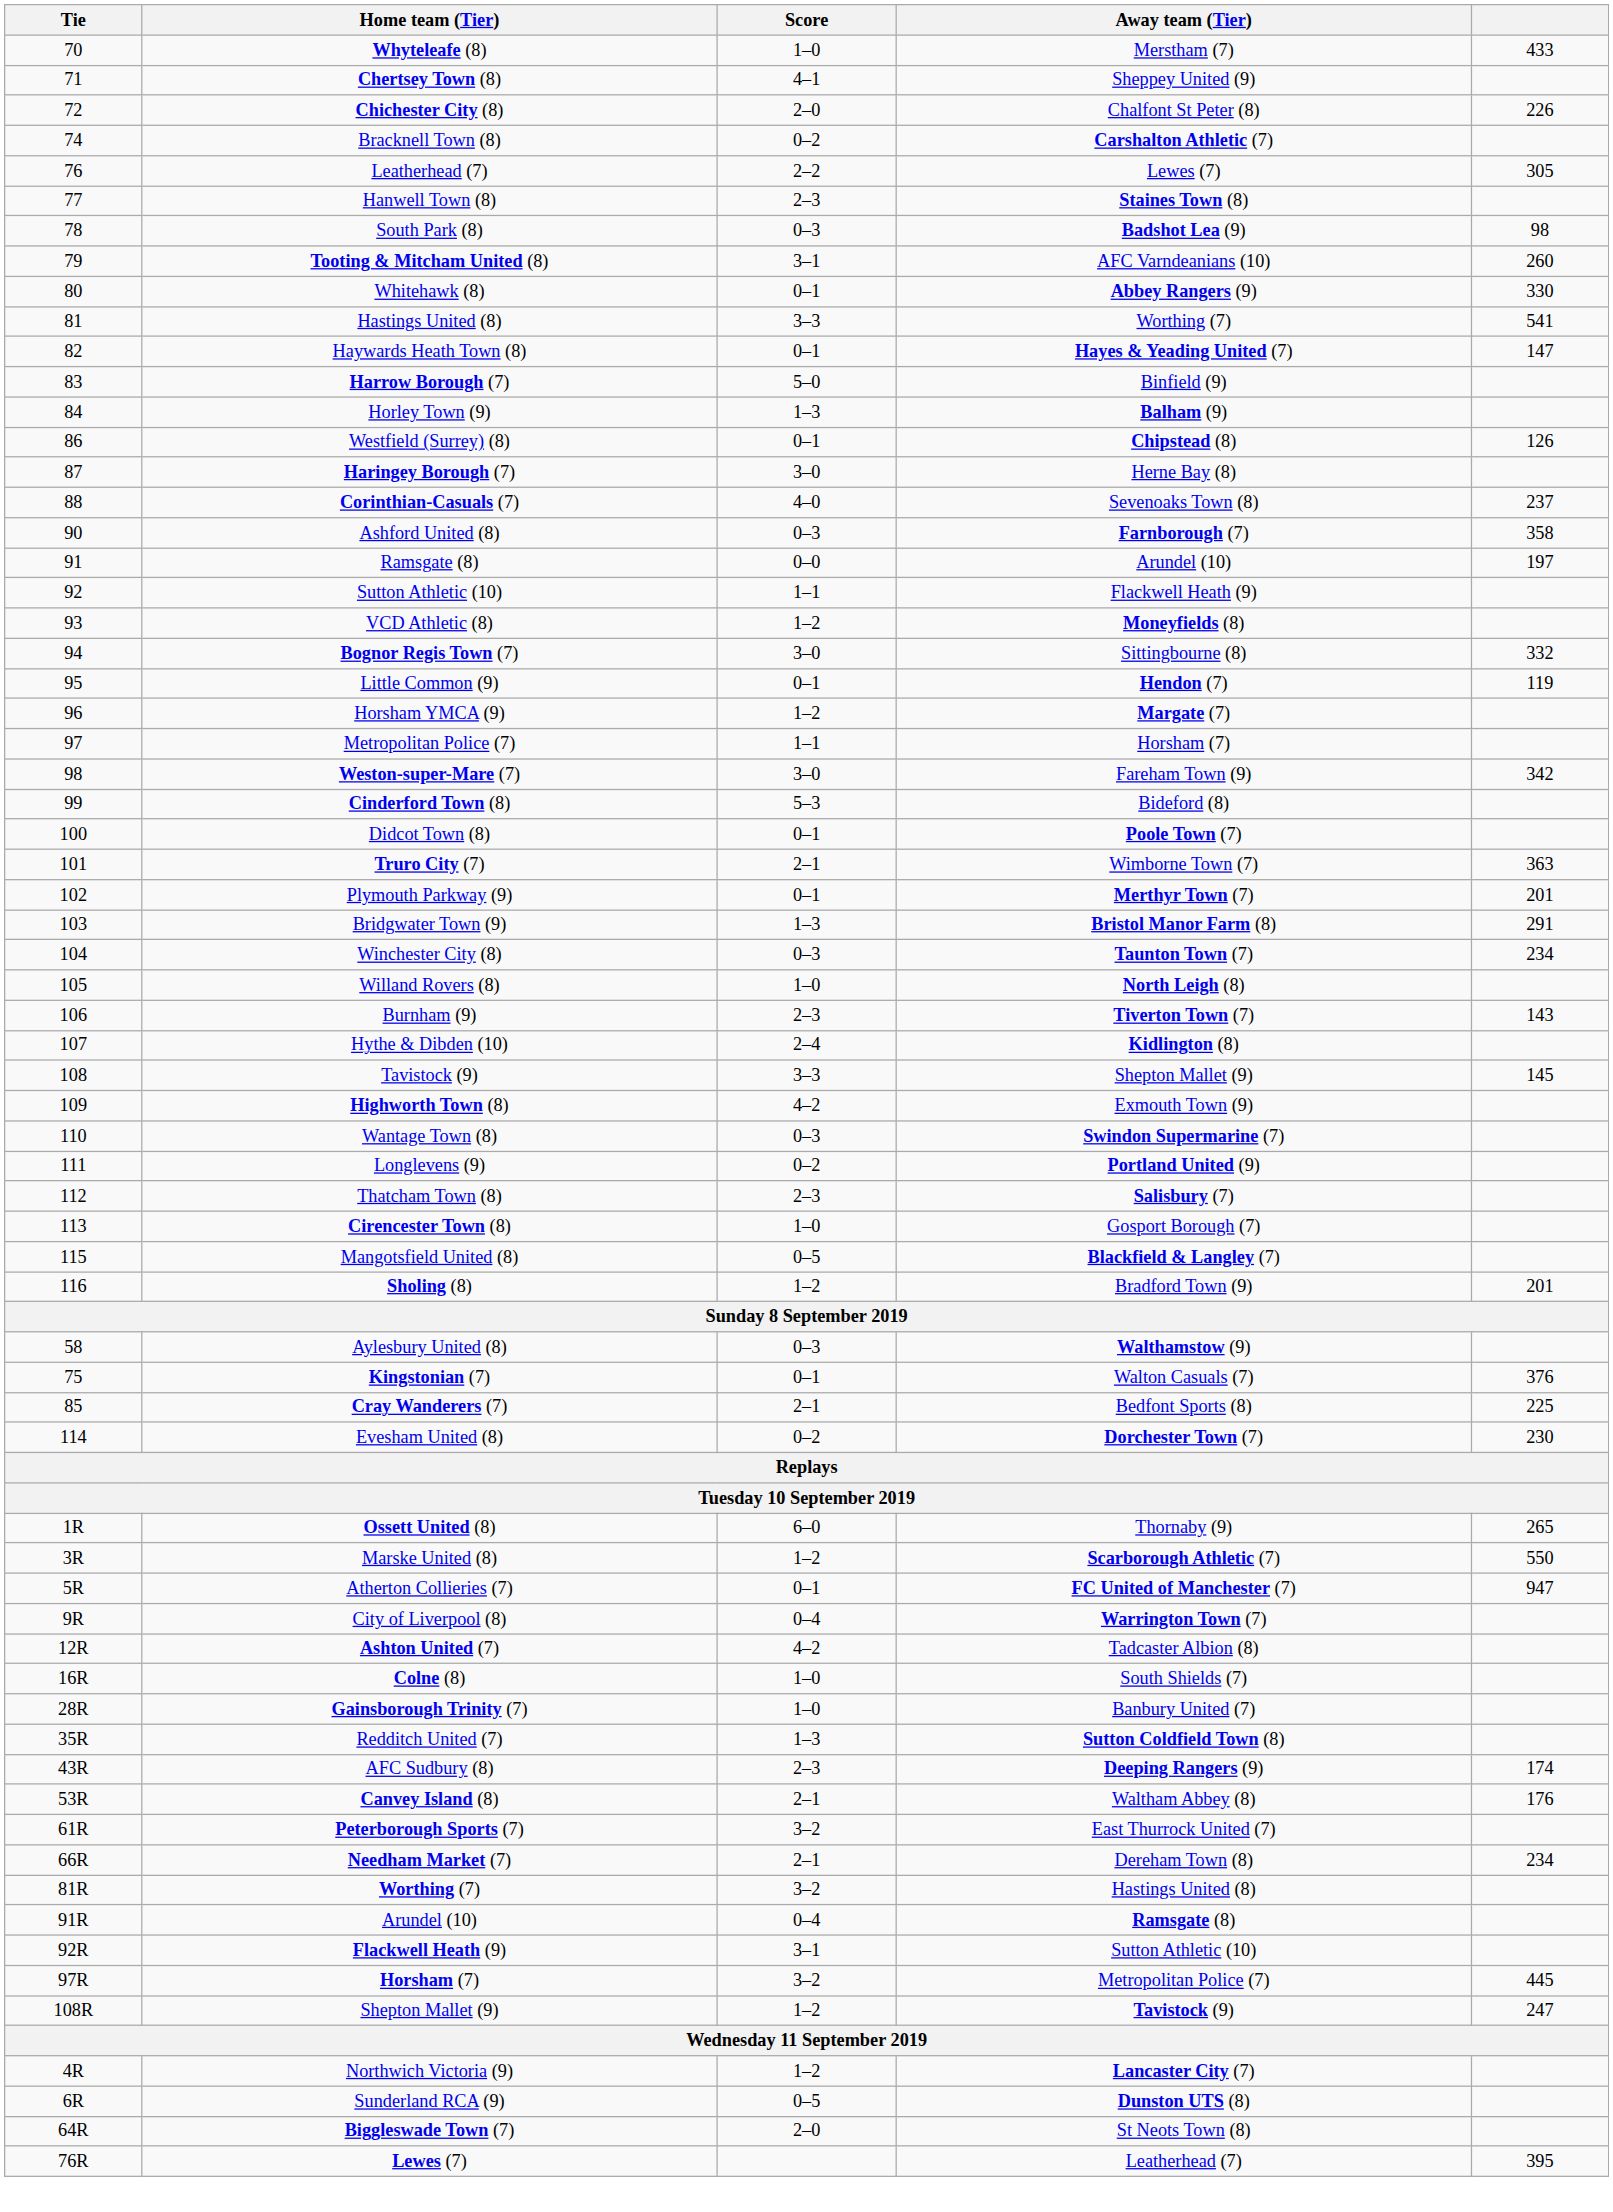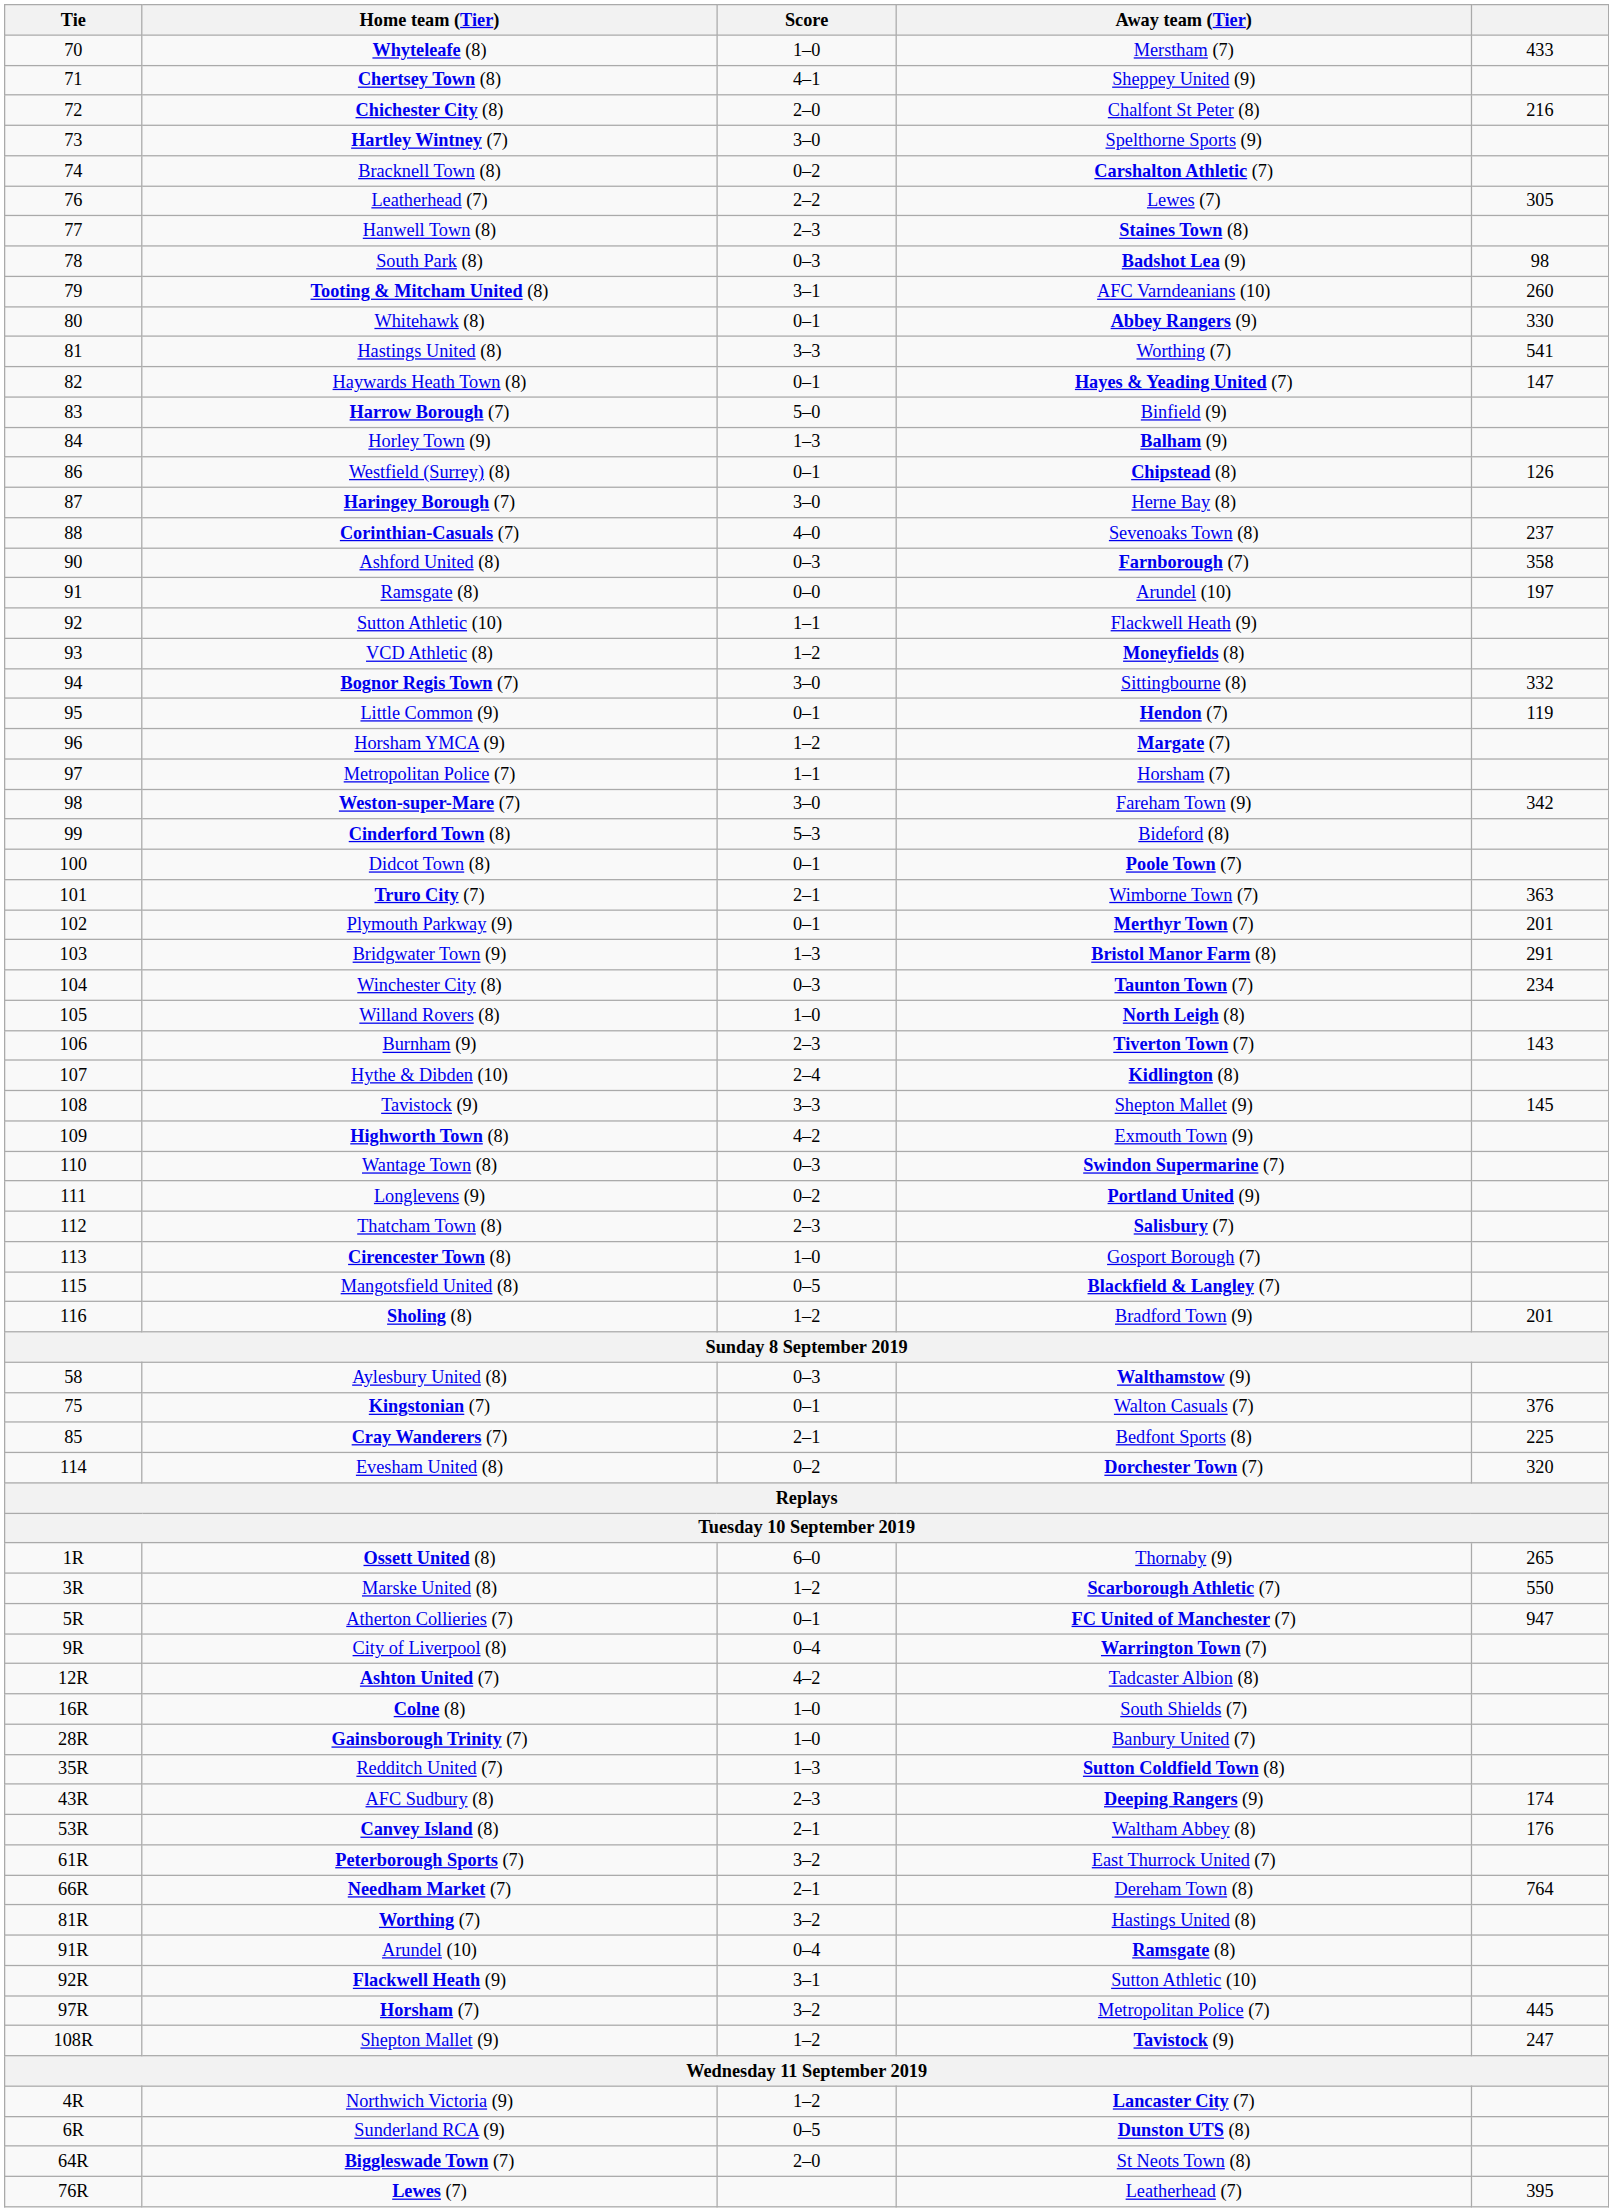(1540, 110) 226 -> (1540, 110) 216
+ row: (429, 140)
(1540, 1437) 230 -> (1540, 1467) 320
(1540, 1859) 234 -> (1540, 1890) 764
